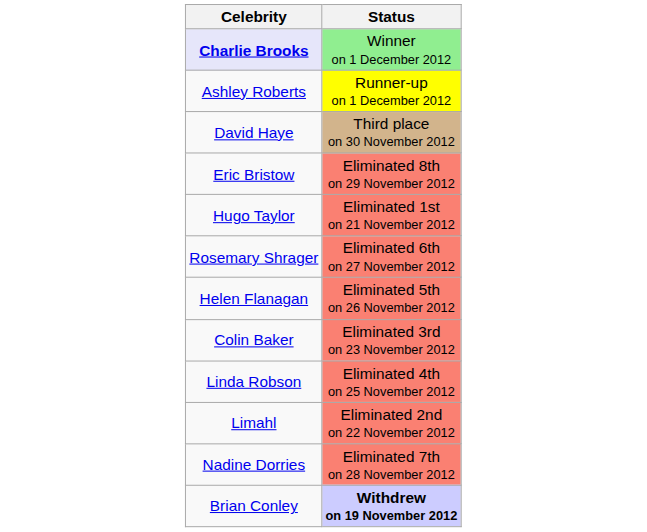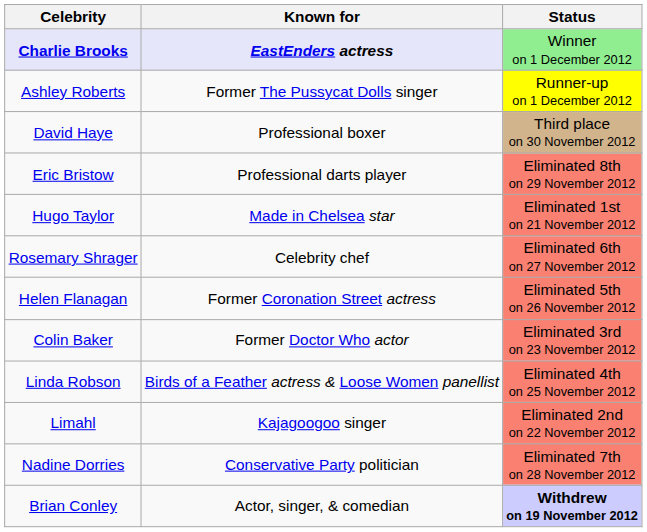+ column: (322, 17)
